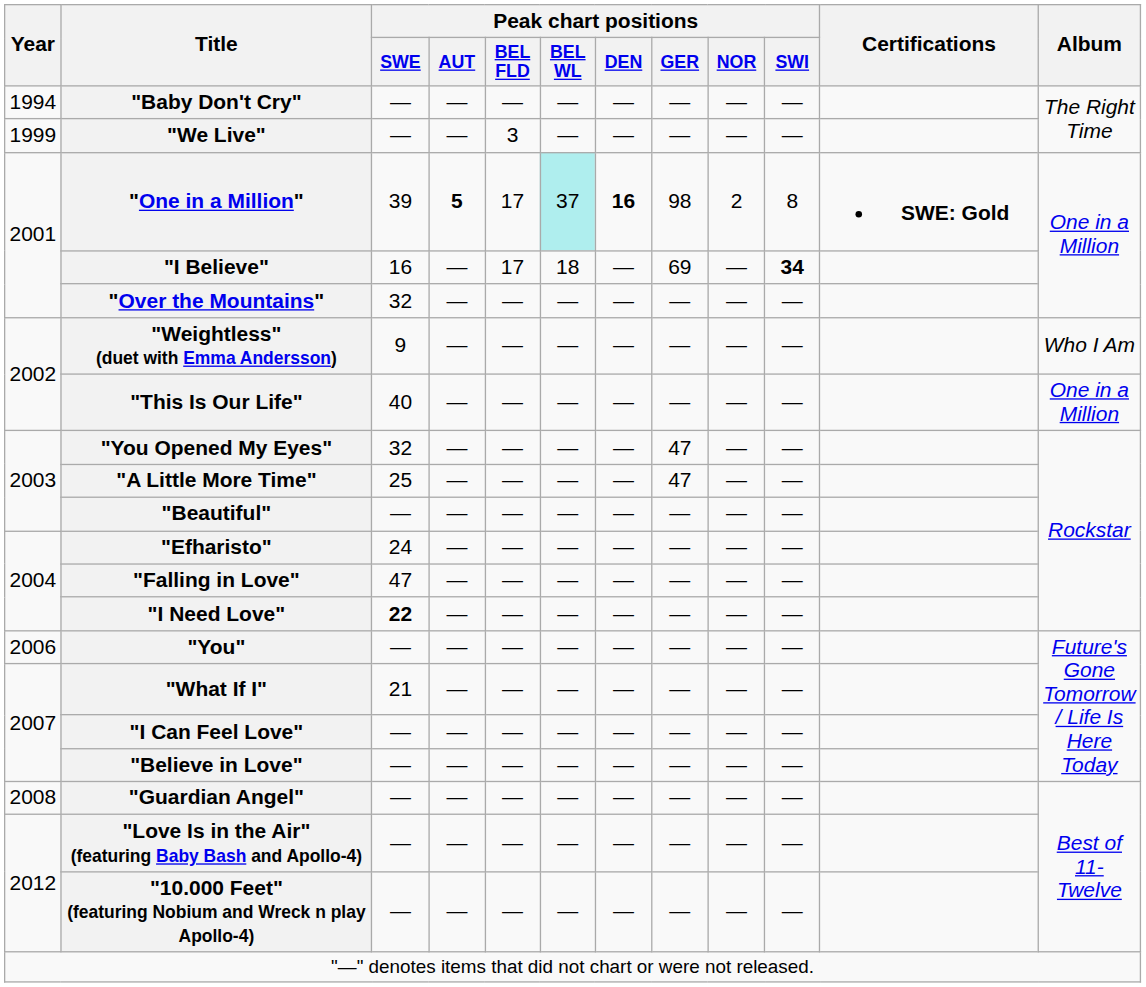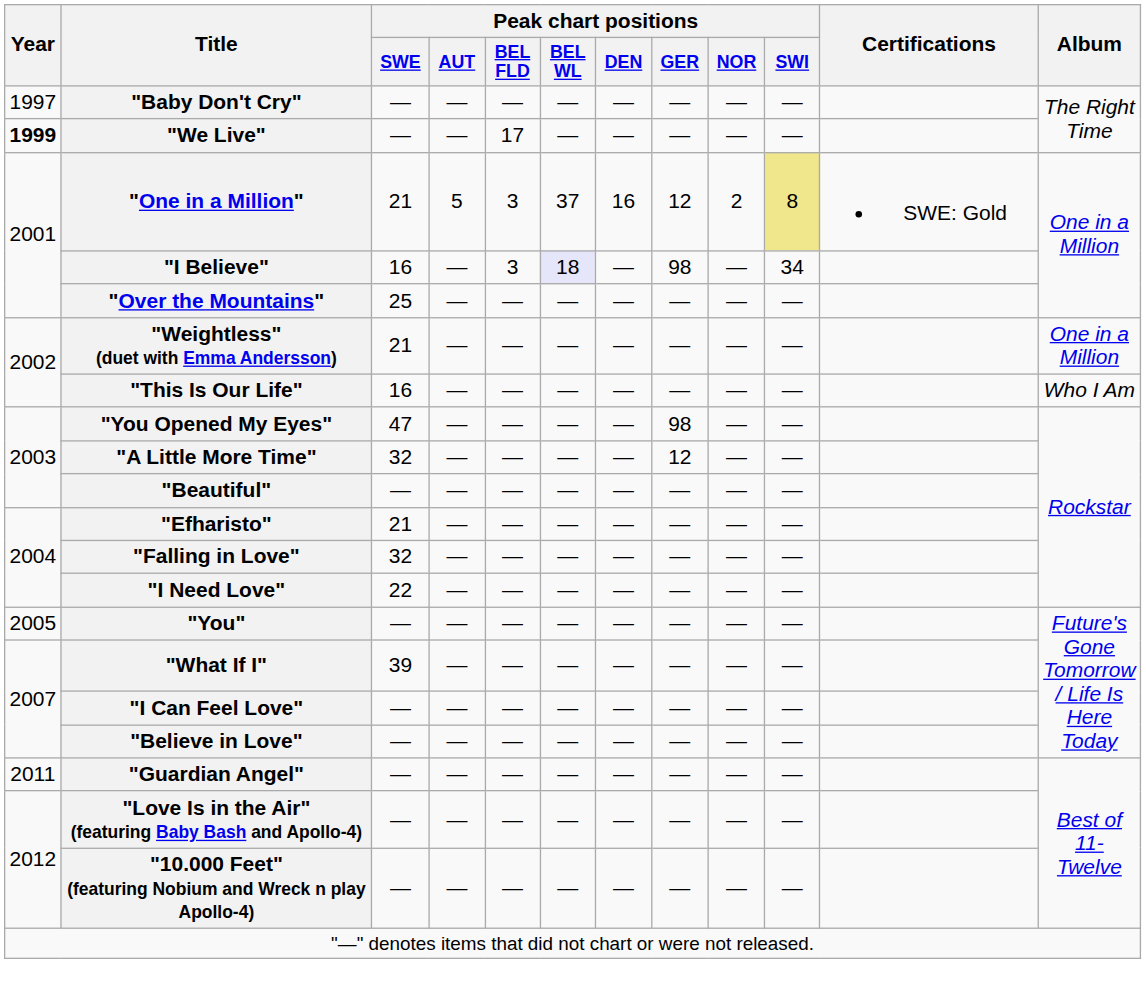(33, 102) 1994 -> (33, 102) 1997
(33, 135) normal -> (33, 135) bold
(512, 135) 3 -> (512, 135) 17
(400, 201) 39 -> (400, 201) 21
(457, 201) bold -> (457, 201) normal
(512, 201) 17 -> (512, 201) 3
(568, 201) paleturquoise background -> (568, 201) no background
(623, 201) bold -> (623, 201) normal
(680, 201) 98 -> (680, 201) 12
(792, 201) no background -> (792, 201) khaki background
(929, 213) bold -> (929, 213) normal
(512, 267) 17 -> (512, 267) 3
(568, 267) no background -> (568, 267) lavender background
(680, 267) 69 -> (680, 267) 98
(792, 267) bold -> (792, 267) normal
(400, 300) 32 -> (400, 300) 25
(400, 345) 9 -> (400, 345) 21
(1089, 345) Who I Am -> (1089, 345) One in a Million
(400, 402) 40 -> (400, 390) 16
(1089, 402) One in a Million -> (1089, 390) Who I Am
(400, 447) 32 -> (400, 423) 47
(680, 447) 47 -> (680, 423) 98
(400, 480) 25 -> (400, 457) 32
(680, 480) 47 -> (680, 457) 12
(400, 547) 24 -> (400, 523) 21
(400, 580) 47 -> (400, 556) 32
(400, 613) bold -> (400, 590) normal
(33, 646) 2006 -> (33, 623) 2005
(400, 689) 21 -> (400, 665) 39
(33, 798) 2008 -> (33, 774) 2011
